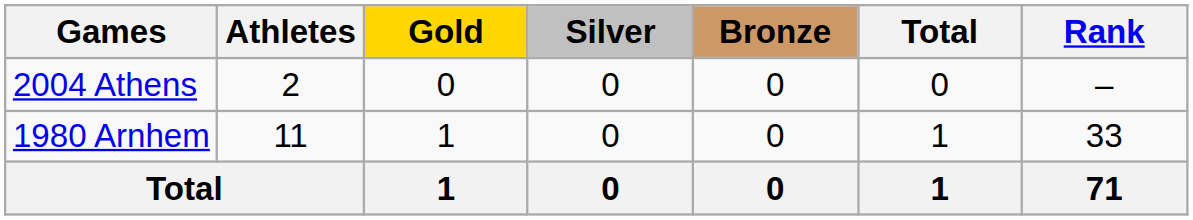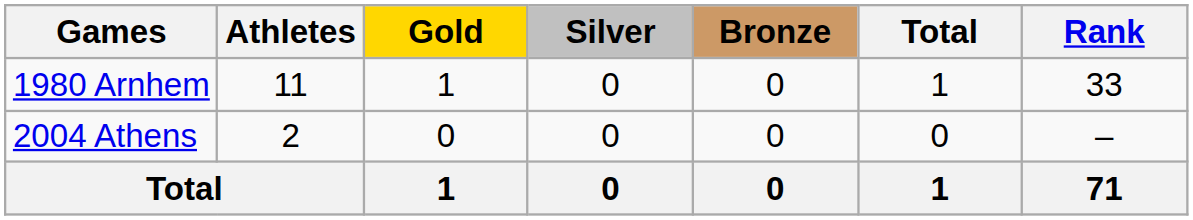rows swapped: (111, 136) <-> (105, 84)
